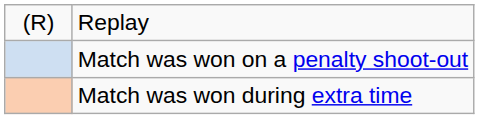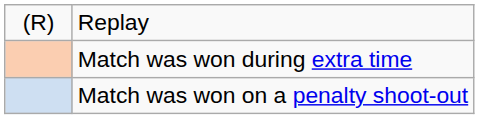rows swapped: (245, 95) <-> (273, 58)
